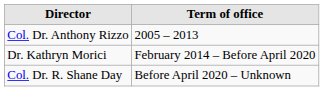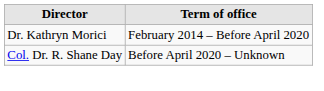- row: (68, 34)
